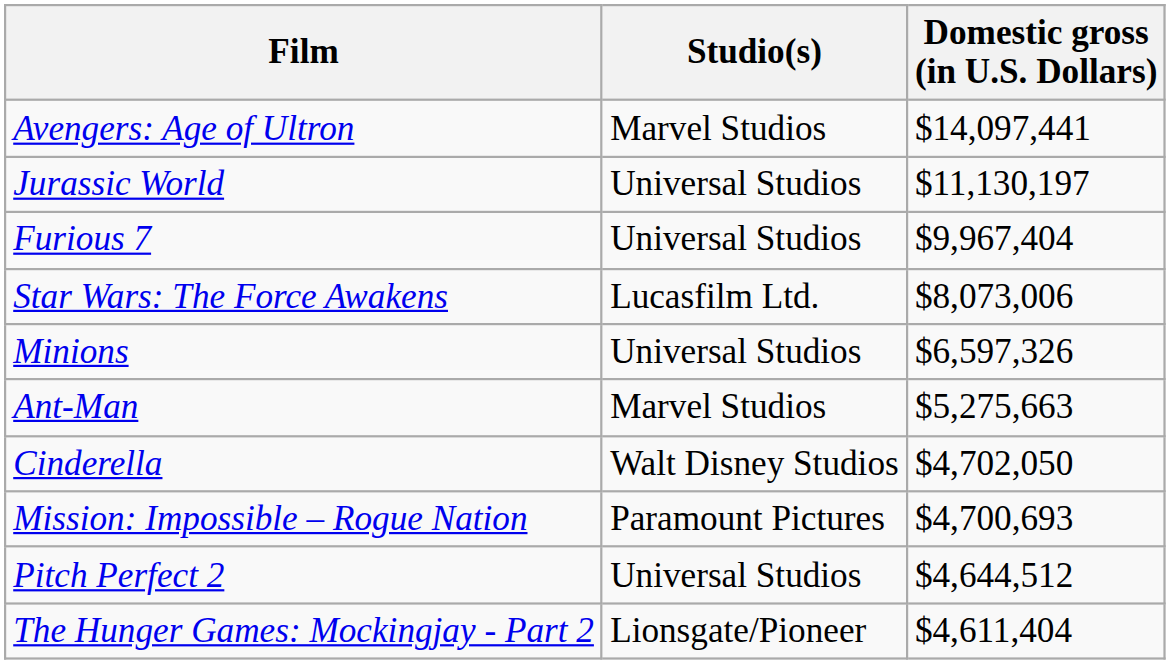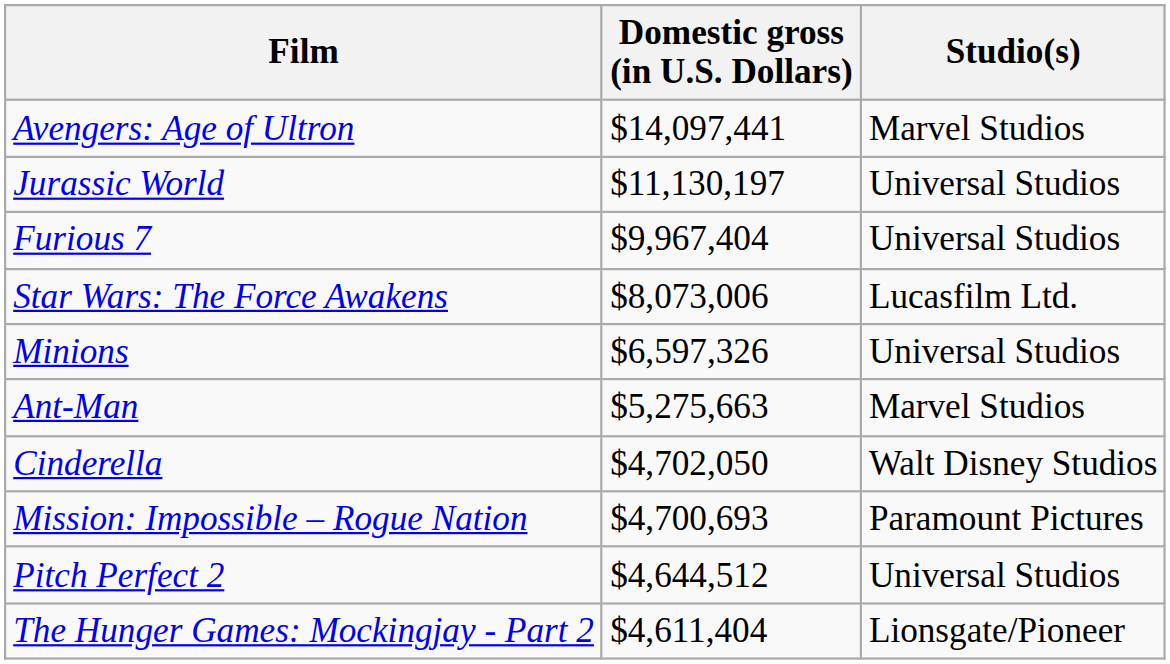columns swapped: (754, 52) <-> (1036, 52)
